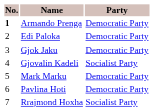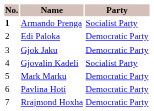(117, 23) Democratic Party -> (112, 23) Socialist Party
(112, 102) Socialist Party -> (117, 102) Democratic Party
